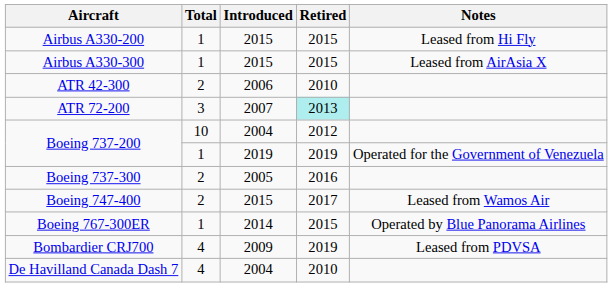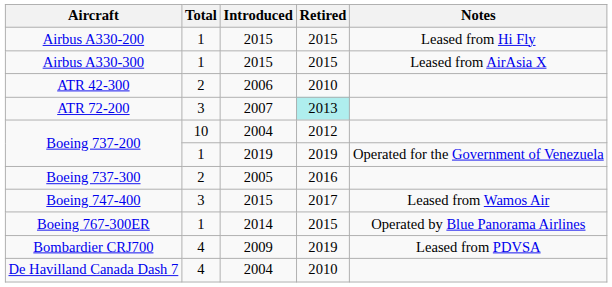(201, 200) 2 -> (201, 200) 3
